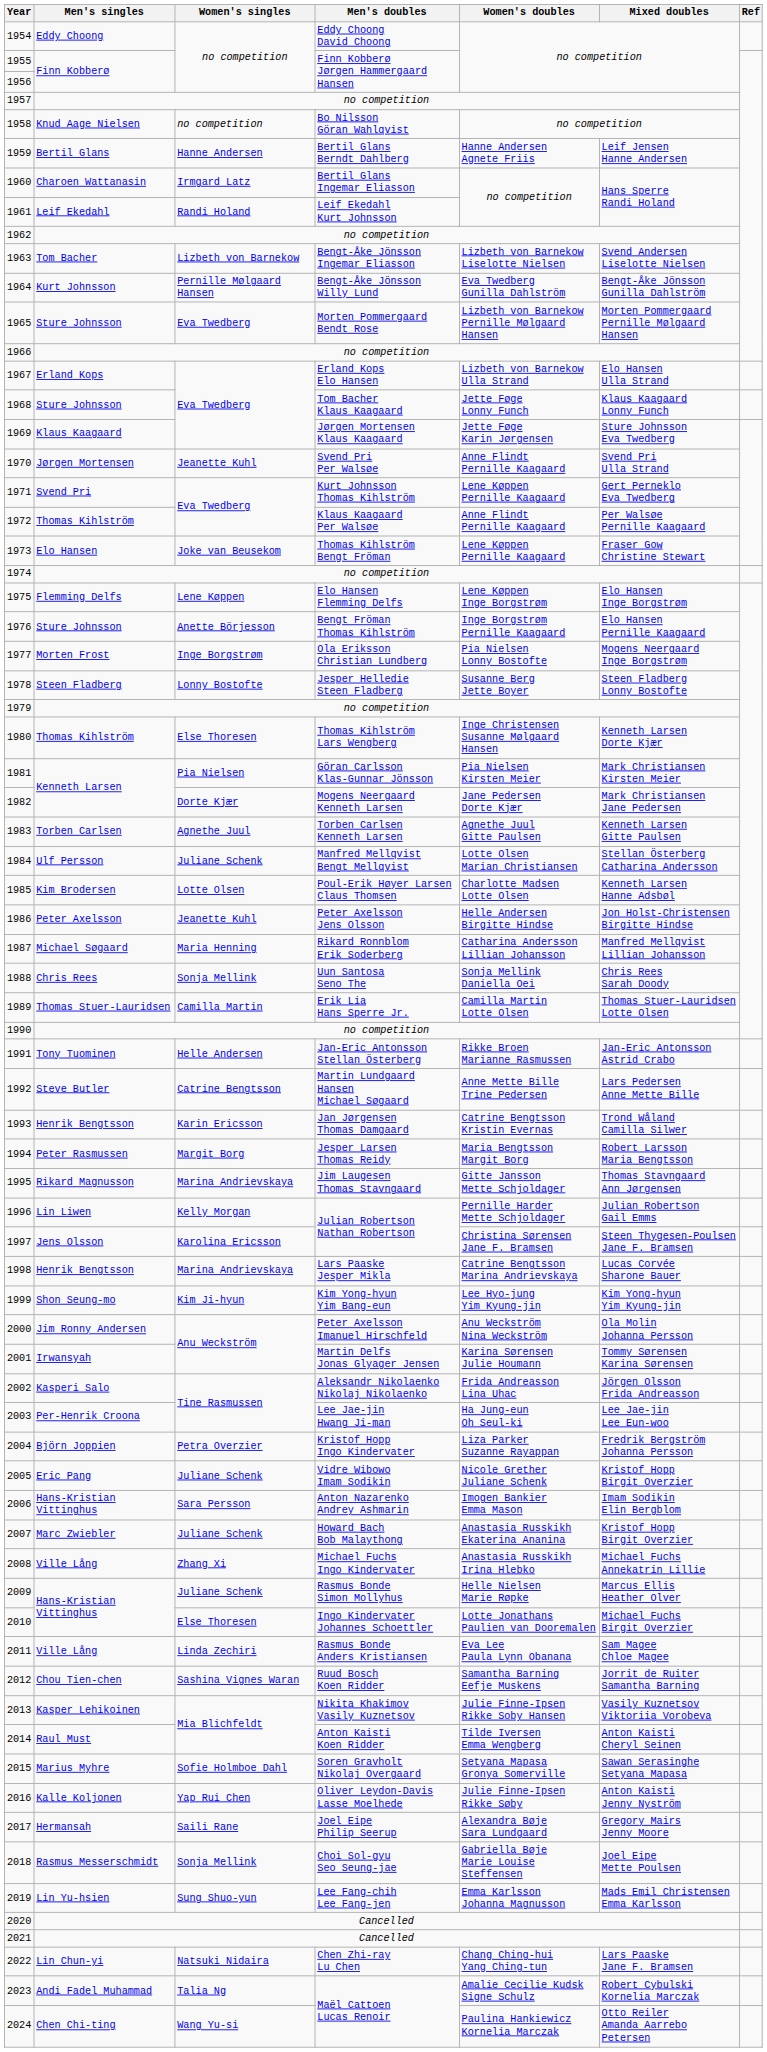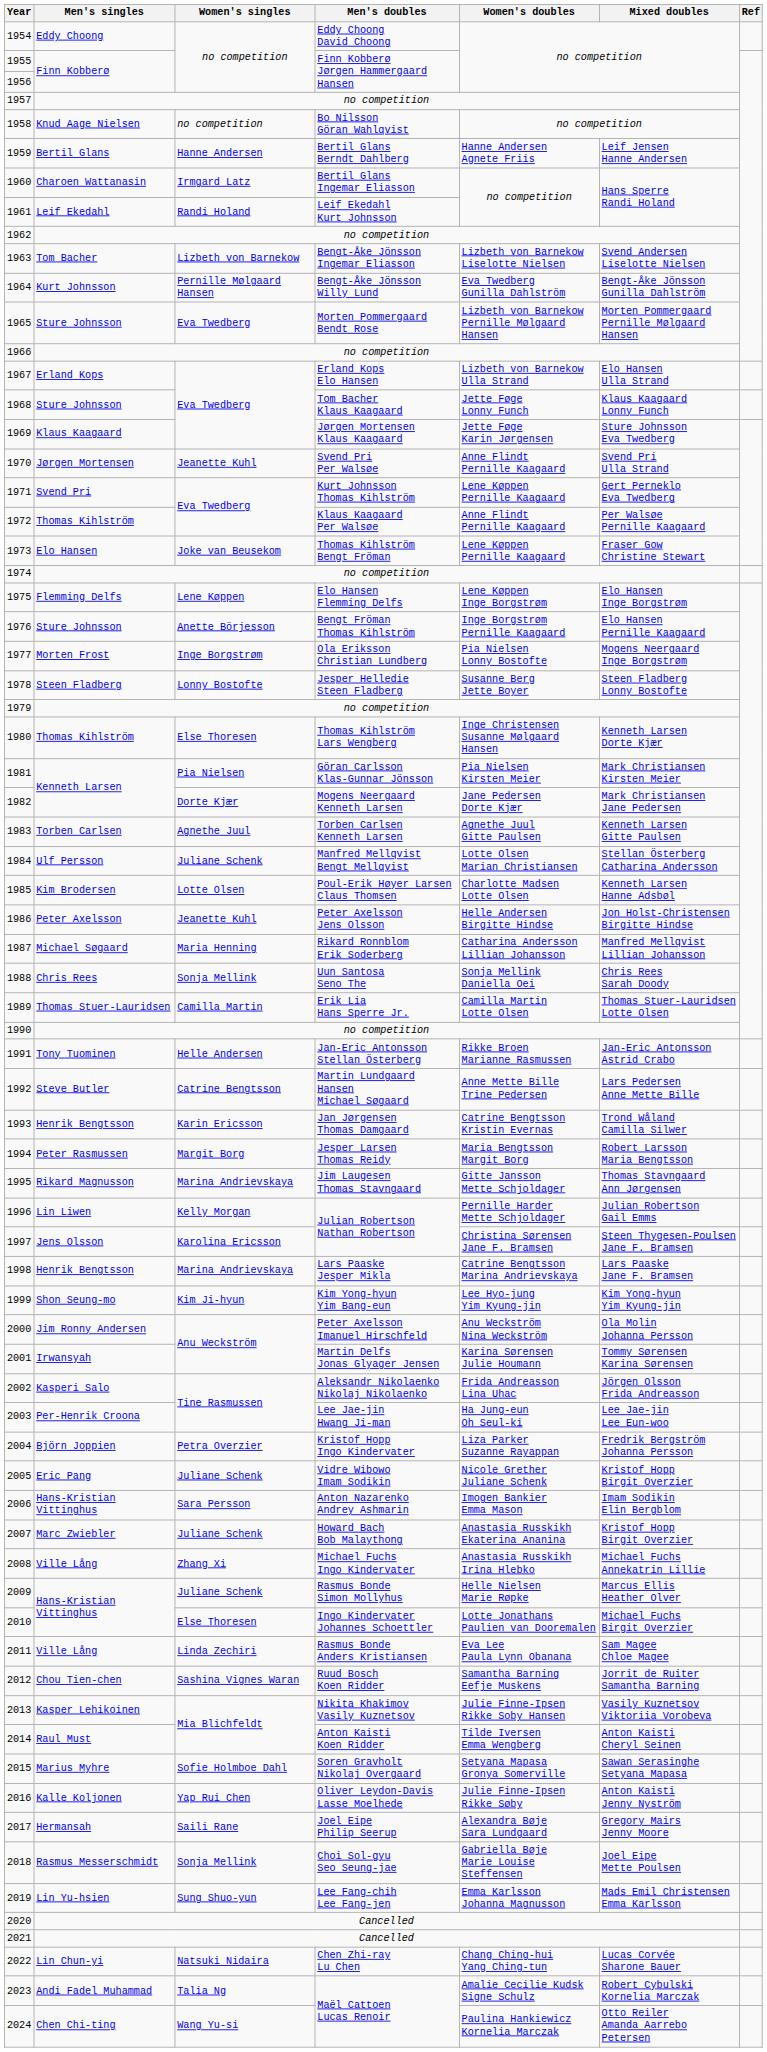(641, 1271) Lucas Corvée Sharone Bauer -> (647, 1271) Lars Paaske Jane F. Bramsen
(647, 1961) Lars Paaske Jane F. Bramsen -> (641, 1961) Lucas Corvée Sharone Bauer
